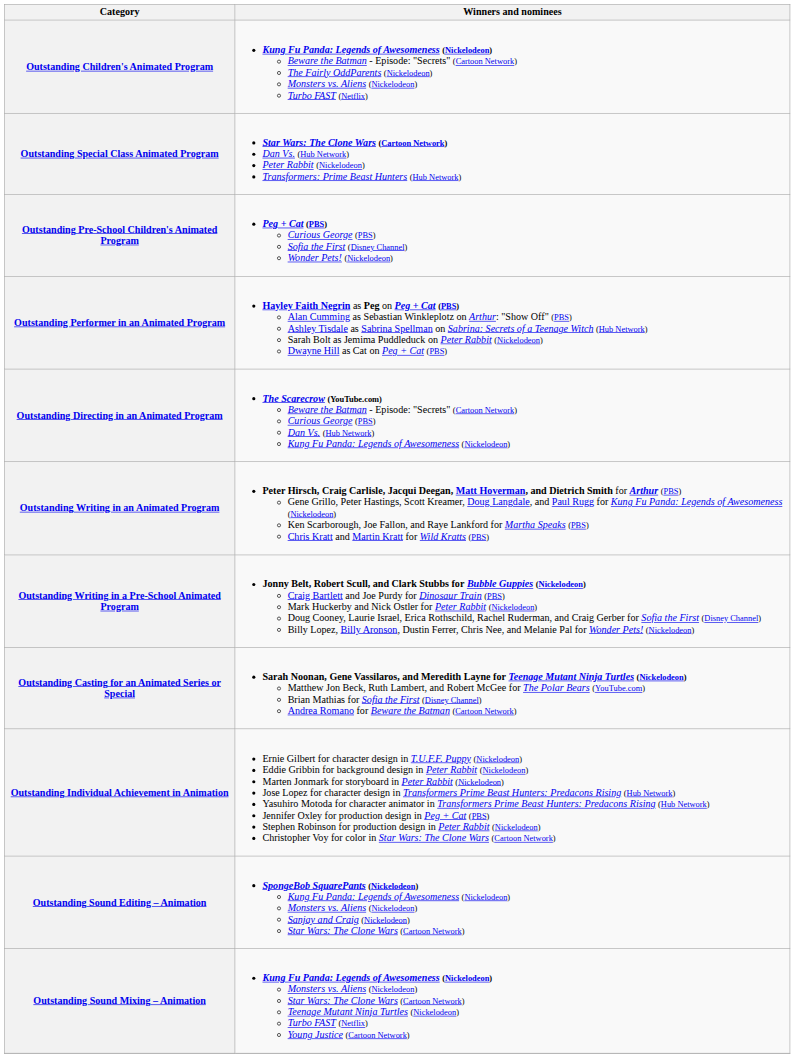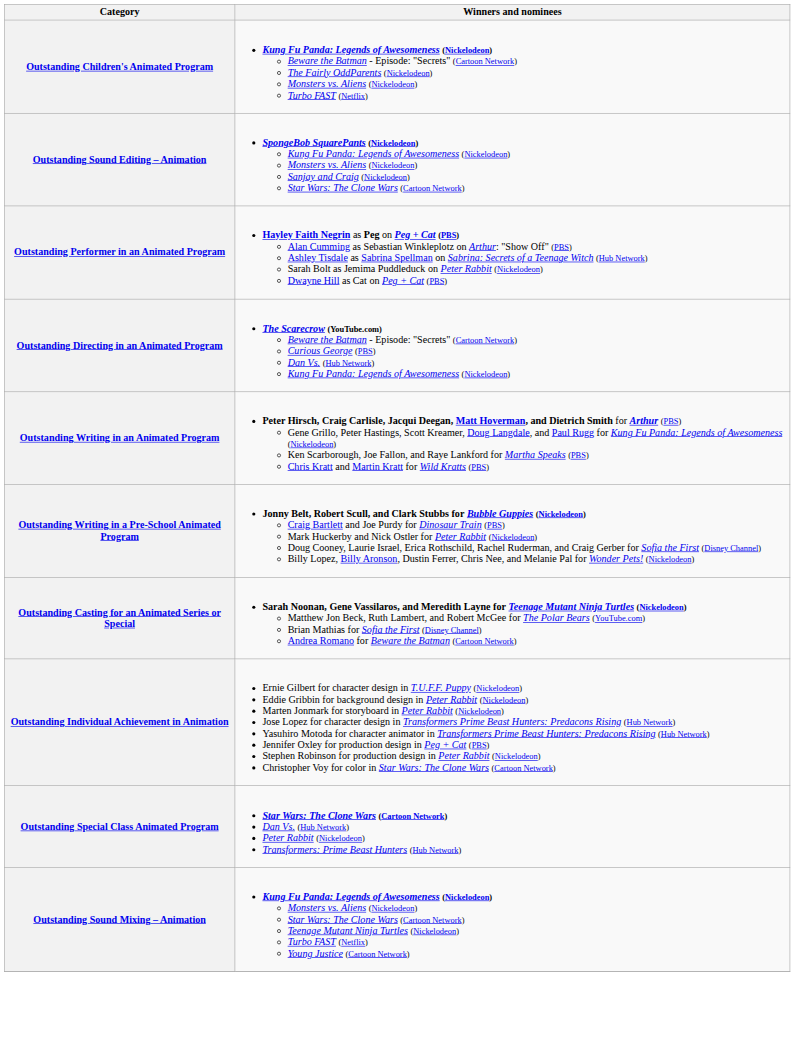rows swapped: (120, 154) <-> (120, 902)
- row: (120, 235)
